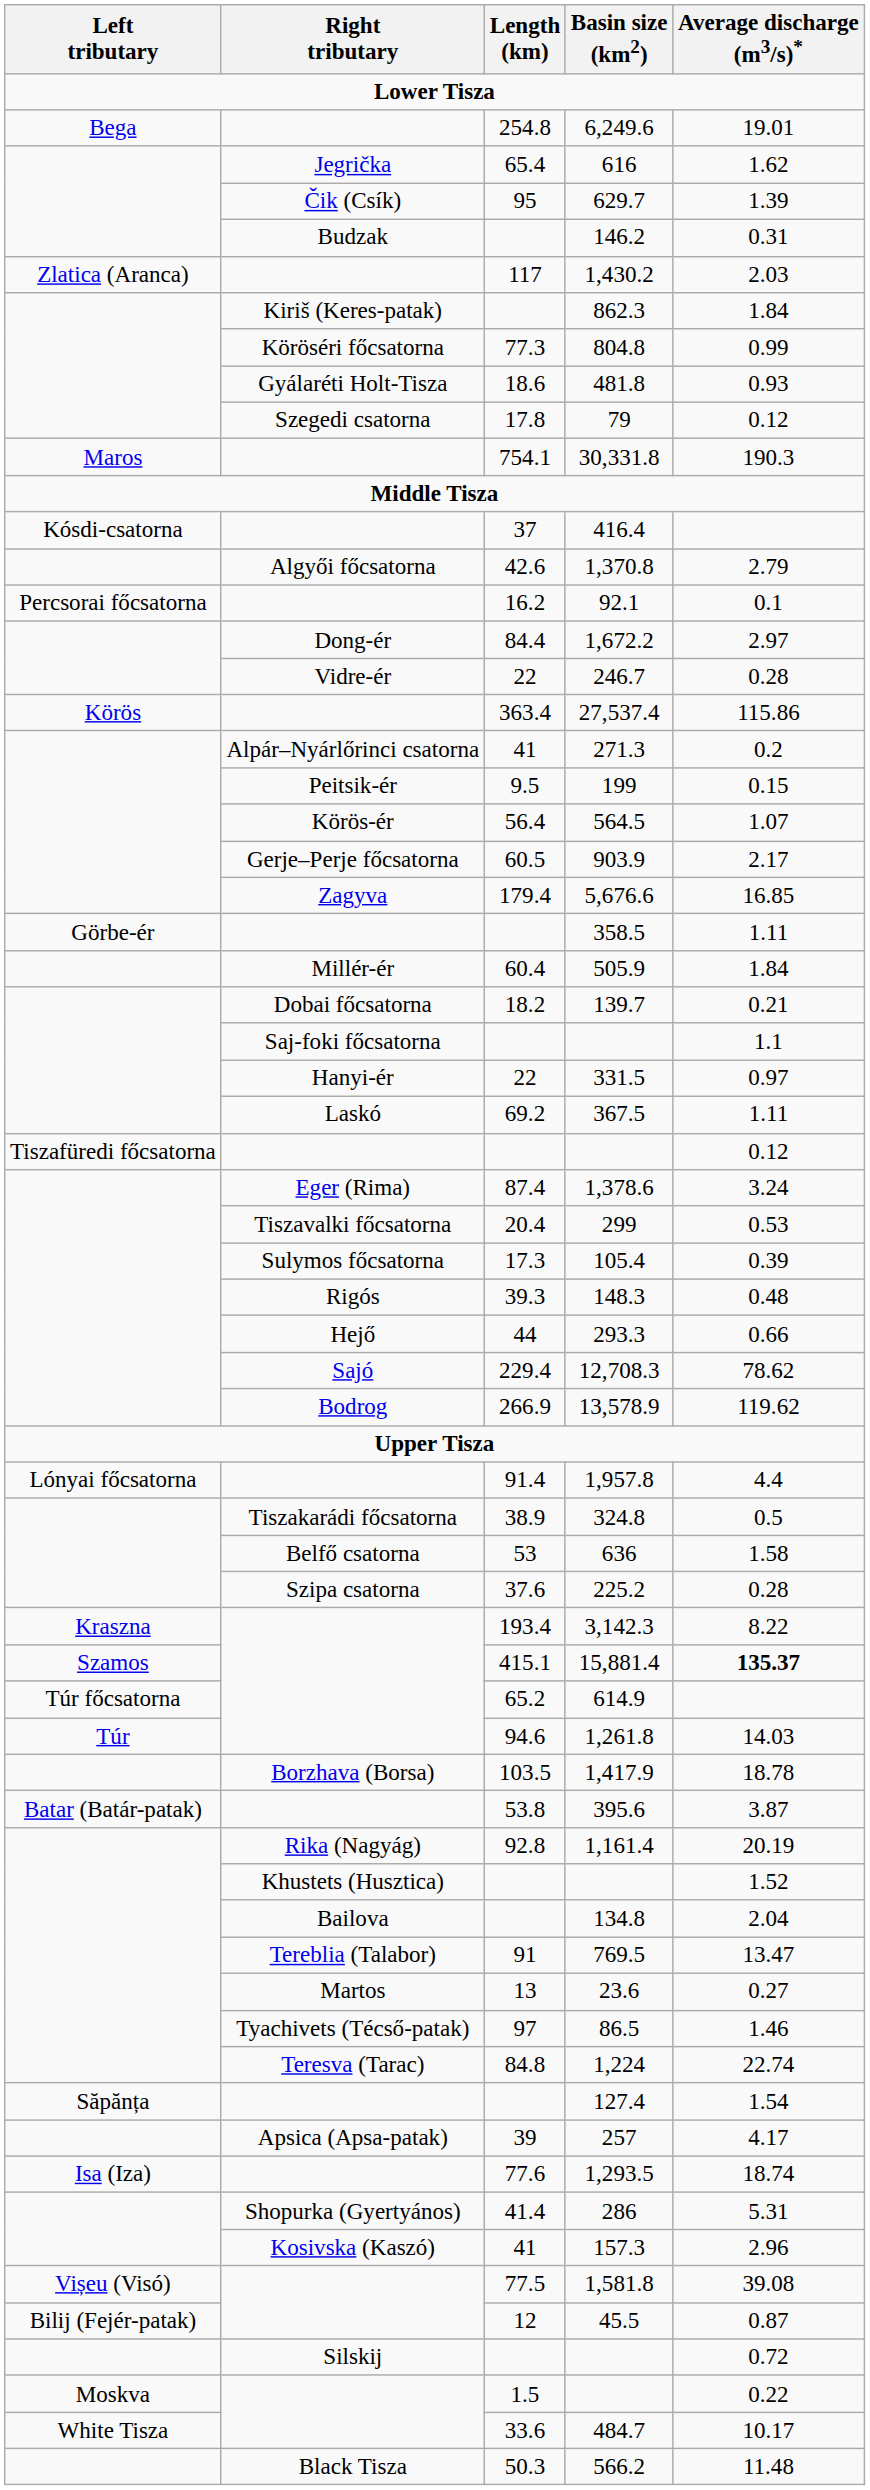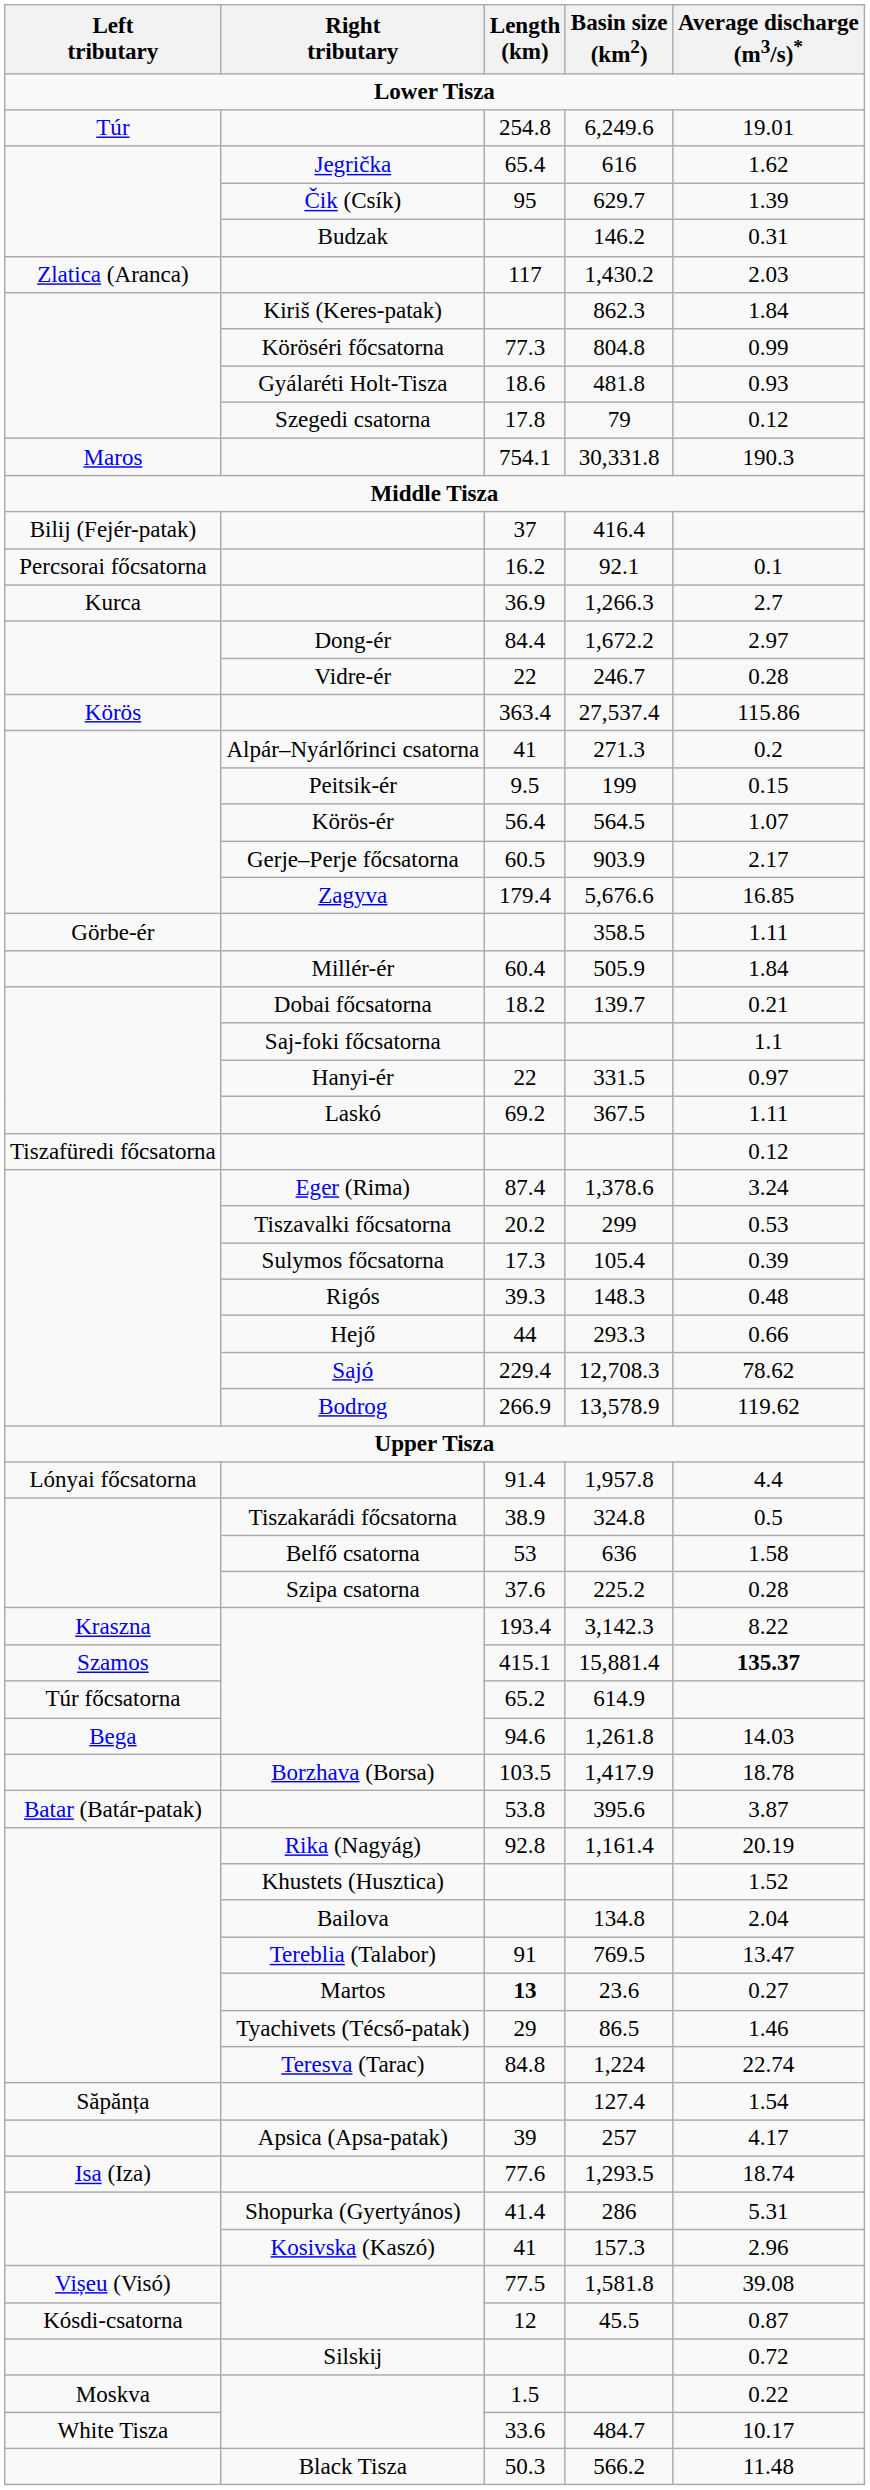(113, 128) Bega -> (113, 128) Túr
(113, 529) Kósdi-csatorna -> (113, 529) Bilij (Fejér-patak)
- row: (353, 566)
+ row: (353, 603)
(525, 1224) 20.4 -> (525, 1224) 20.2
(113, 1735) Túr -> (113, 1735) Bega
(525, 1991) normal -> (525, 1991) bold
(525, 2028) 97 -> (525, 2028) 29
(113, 2320) Bilij (Fejér-patak) -> (113, 2320) Kósdi-csatorna
